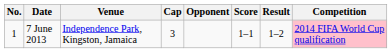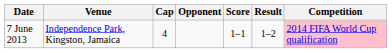- column: (14, 12)
(173, 34) 3 -> (165, 34) 4
